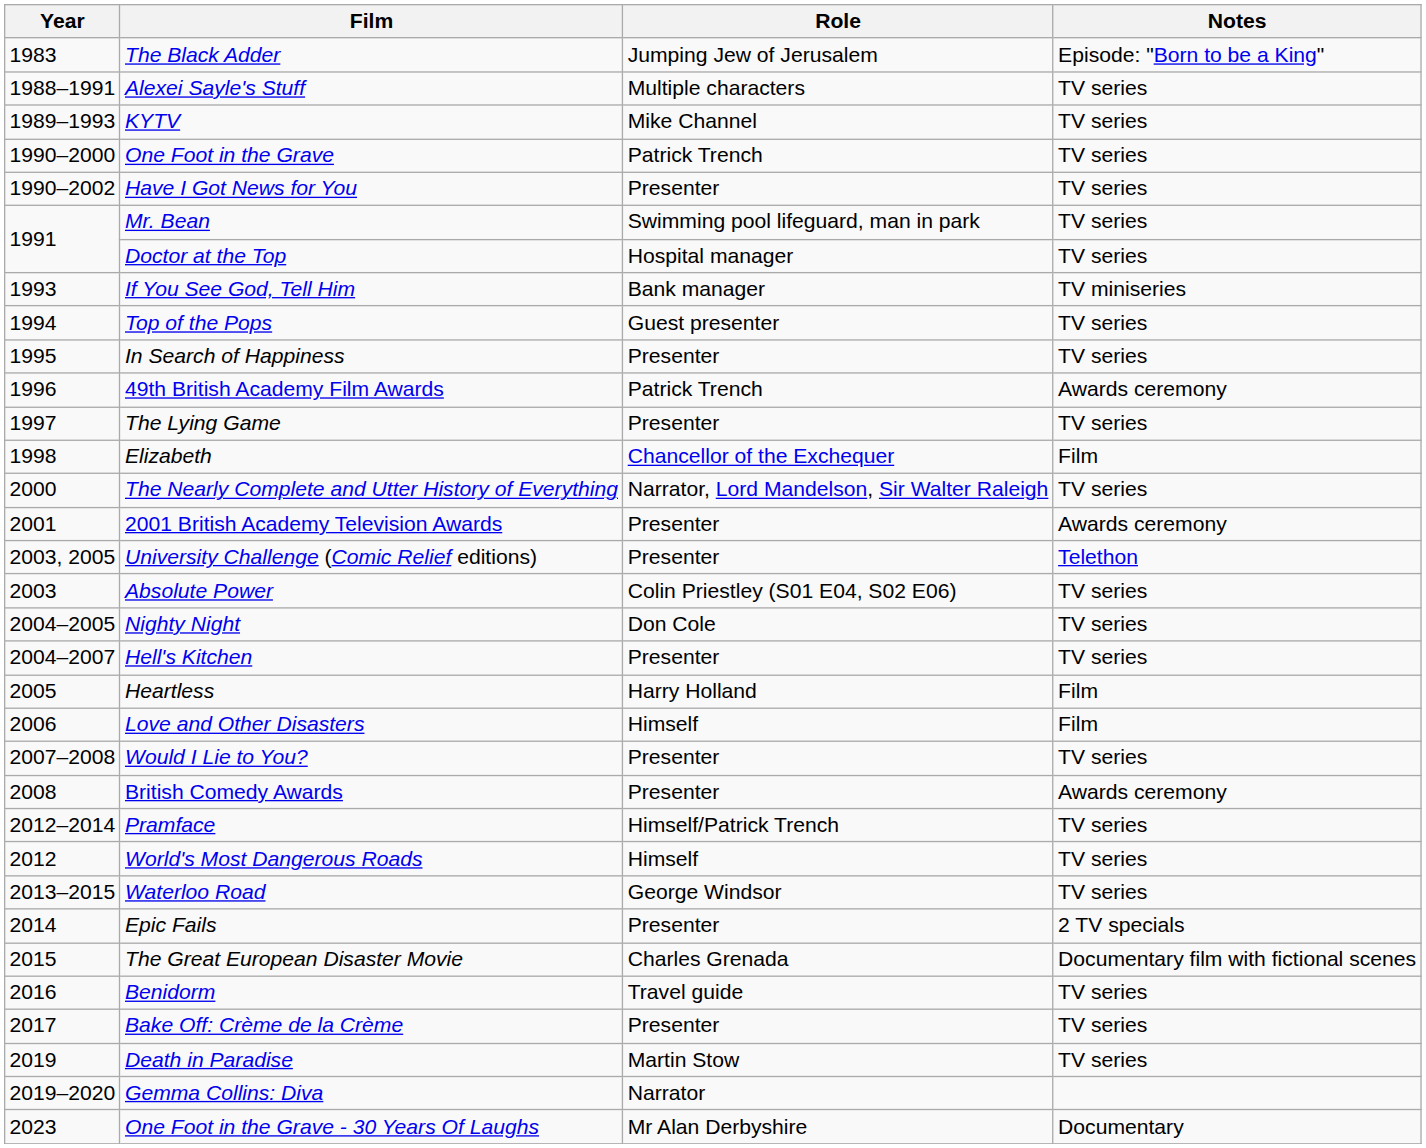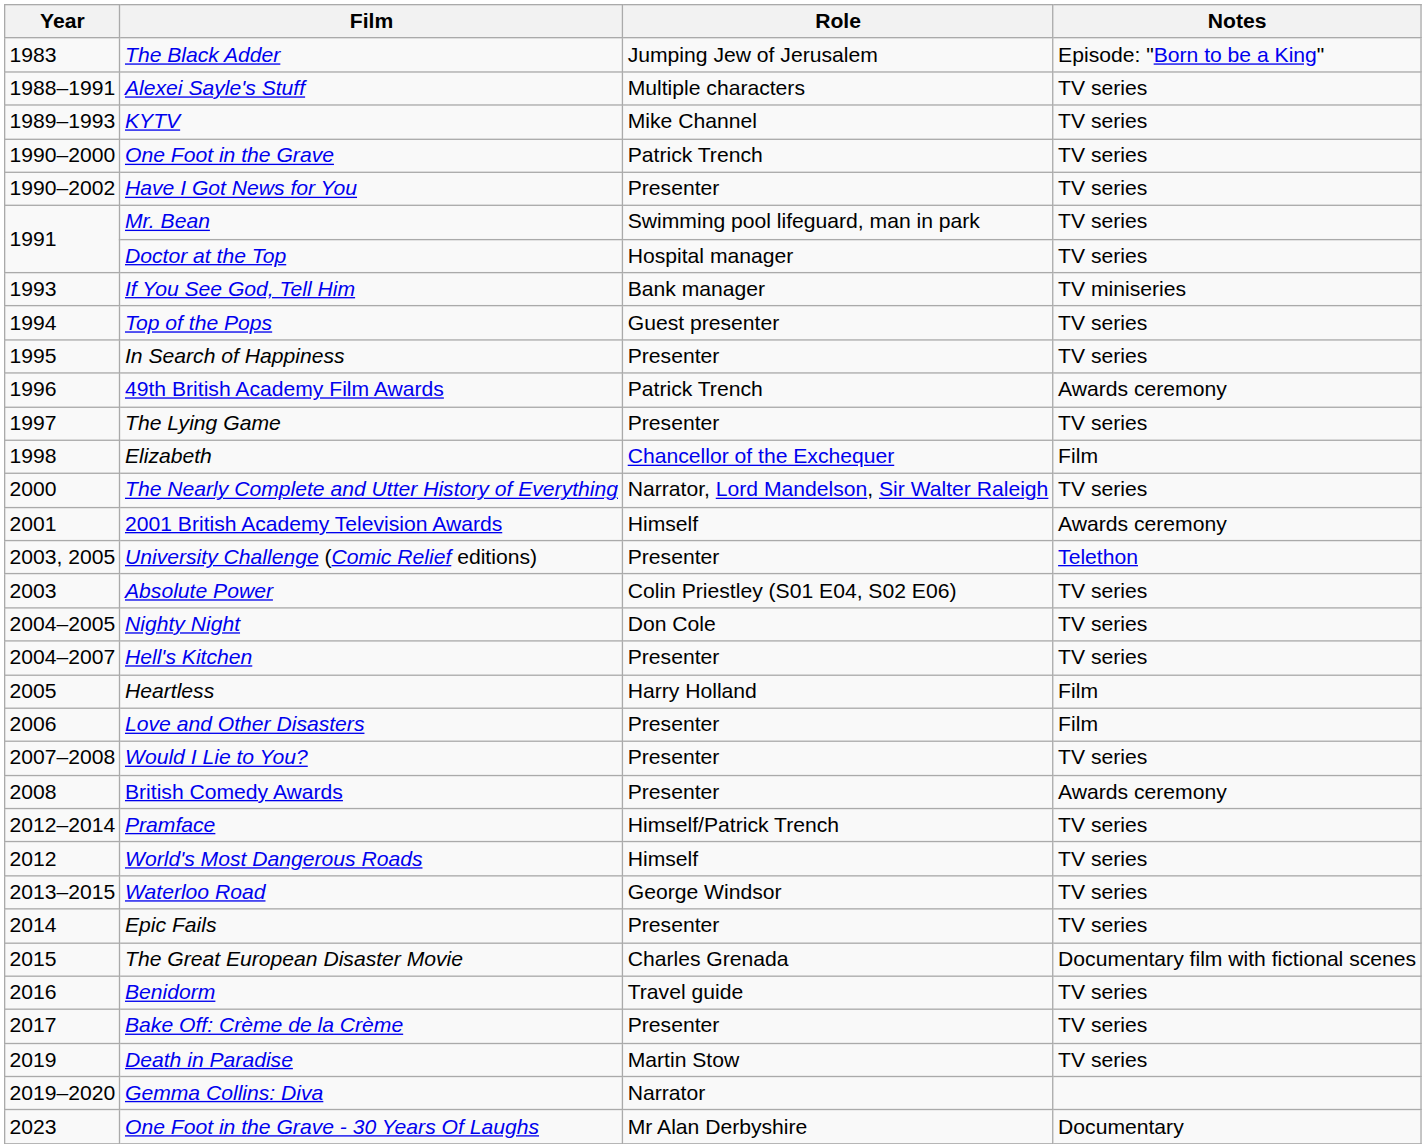(674, 523) Presenter -> (663, 523) Himself
(663, 724) Himself -> (674, 724) Presenter
(1121, 925) 2 TV specials -> (1103, 925) TV series
